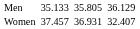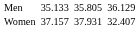(55, 21) 37.457 -> (55, 21) 37.157
(88, 21) 36.931 -> (88, 21) 37.931
